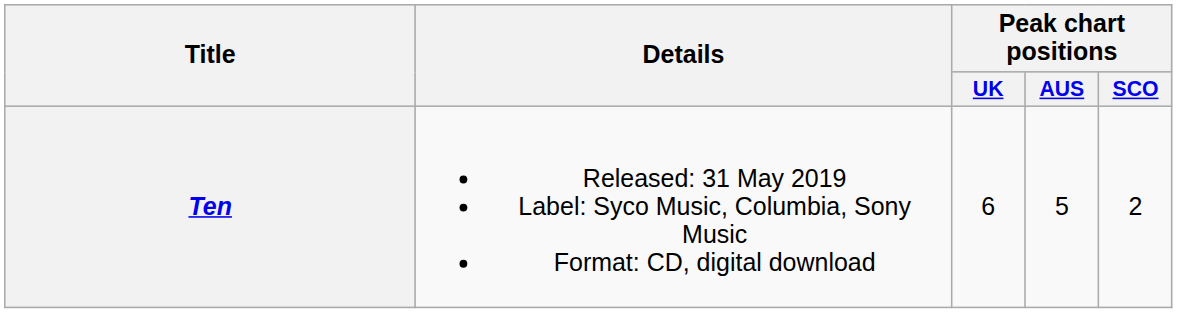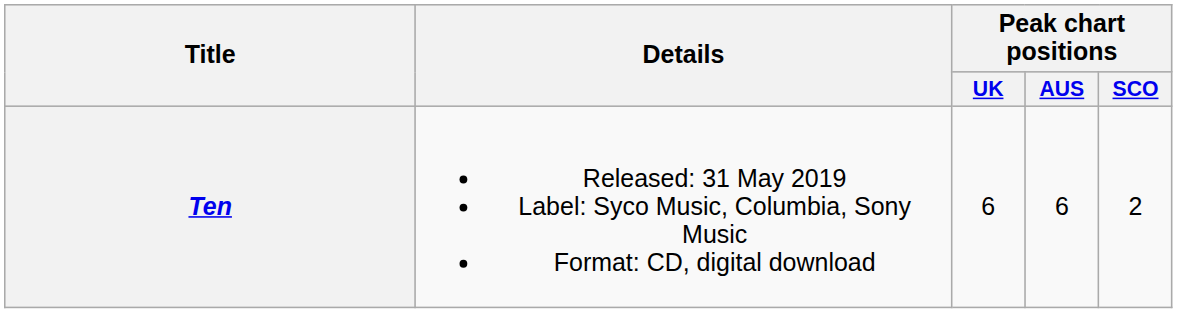(1062, 206) 5 -> (1062, 206) 6
